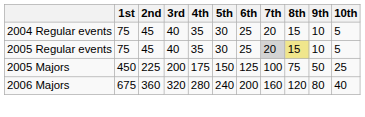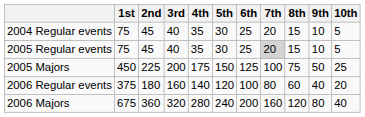(294, 49) khaki background -> (294, 49) no background
+ row: (59, 85)
